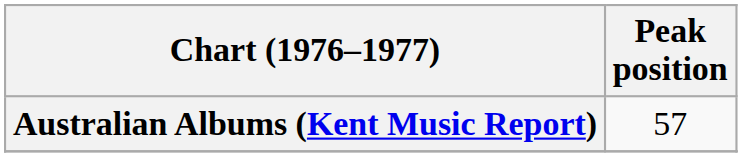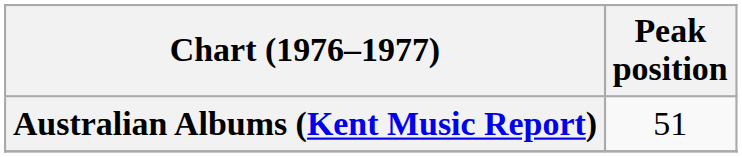(670, 123) 57 -> (670, 123) 51
